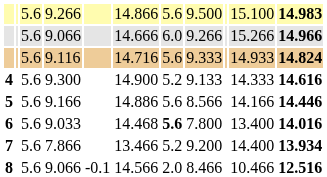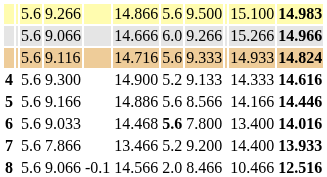(300, 146) 13.934 -> (300, 146) 13.933
